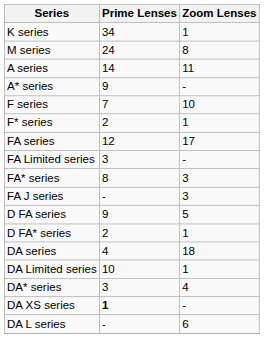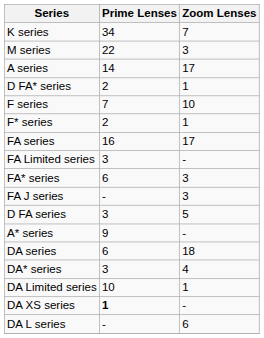(185, 31) 1 -> (185, 31) 7
(108, 50) 24 -> (108, 50) 22
(185, 50) 8 -> (185, 50) 3
(188, 68) 11 -> (189, 68) 17
rows swapped: (30, 86) <-> (39, 232)
(108, 141) 12 -> (108, 141) 16
(105, 178) 8 -> (105, 178) 6
(105, 214) 9 -> (105, 214) 3
(105, 251) 4 -> (105, 251) 6
rows swapped: (52, 269) <-> (34, 287)
